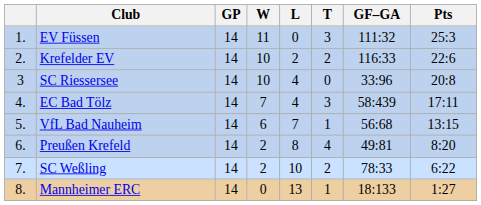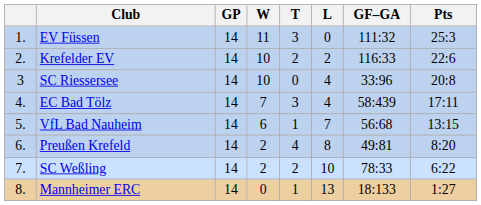columns swapped: (327, 15) <-> (295, 15)
